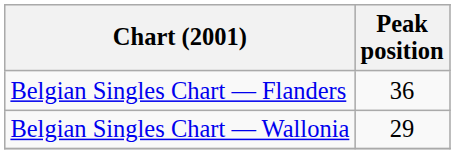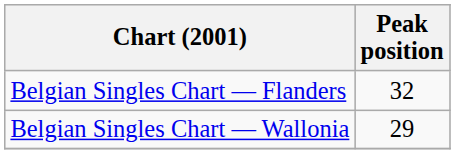(402, 90) 36 -> (402, 90) 32
